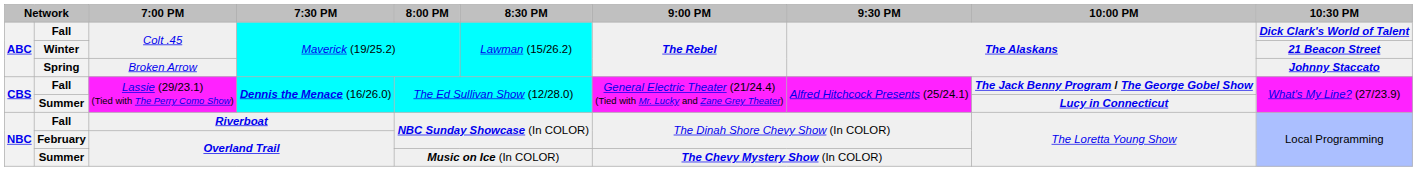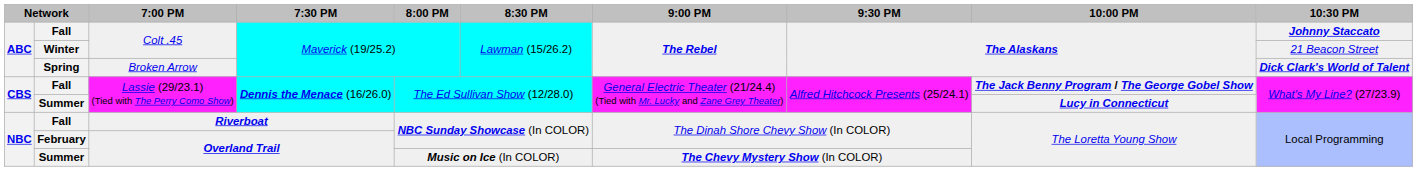(1334, 31) Dick Clark's World of Talent -> (1334, 31) Johnny Staccato
(1334, 49) bold -> (1334, 49) normal
(1334, 67) Johnny Staccato -> (1334, 67) Dick Clark's World of Talent
